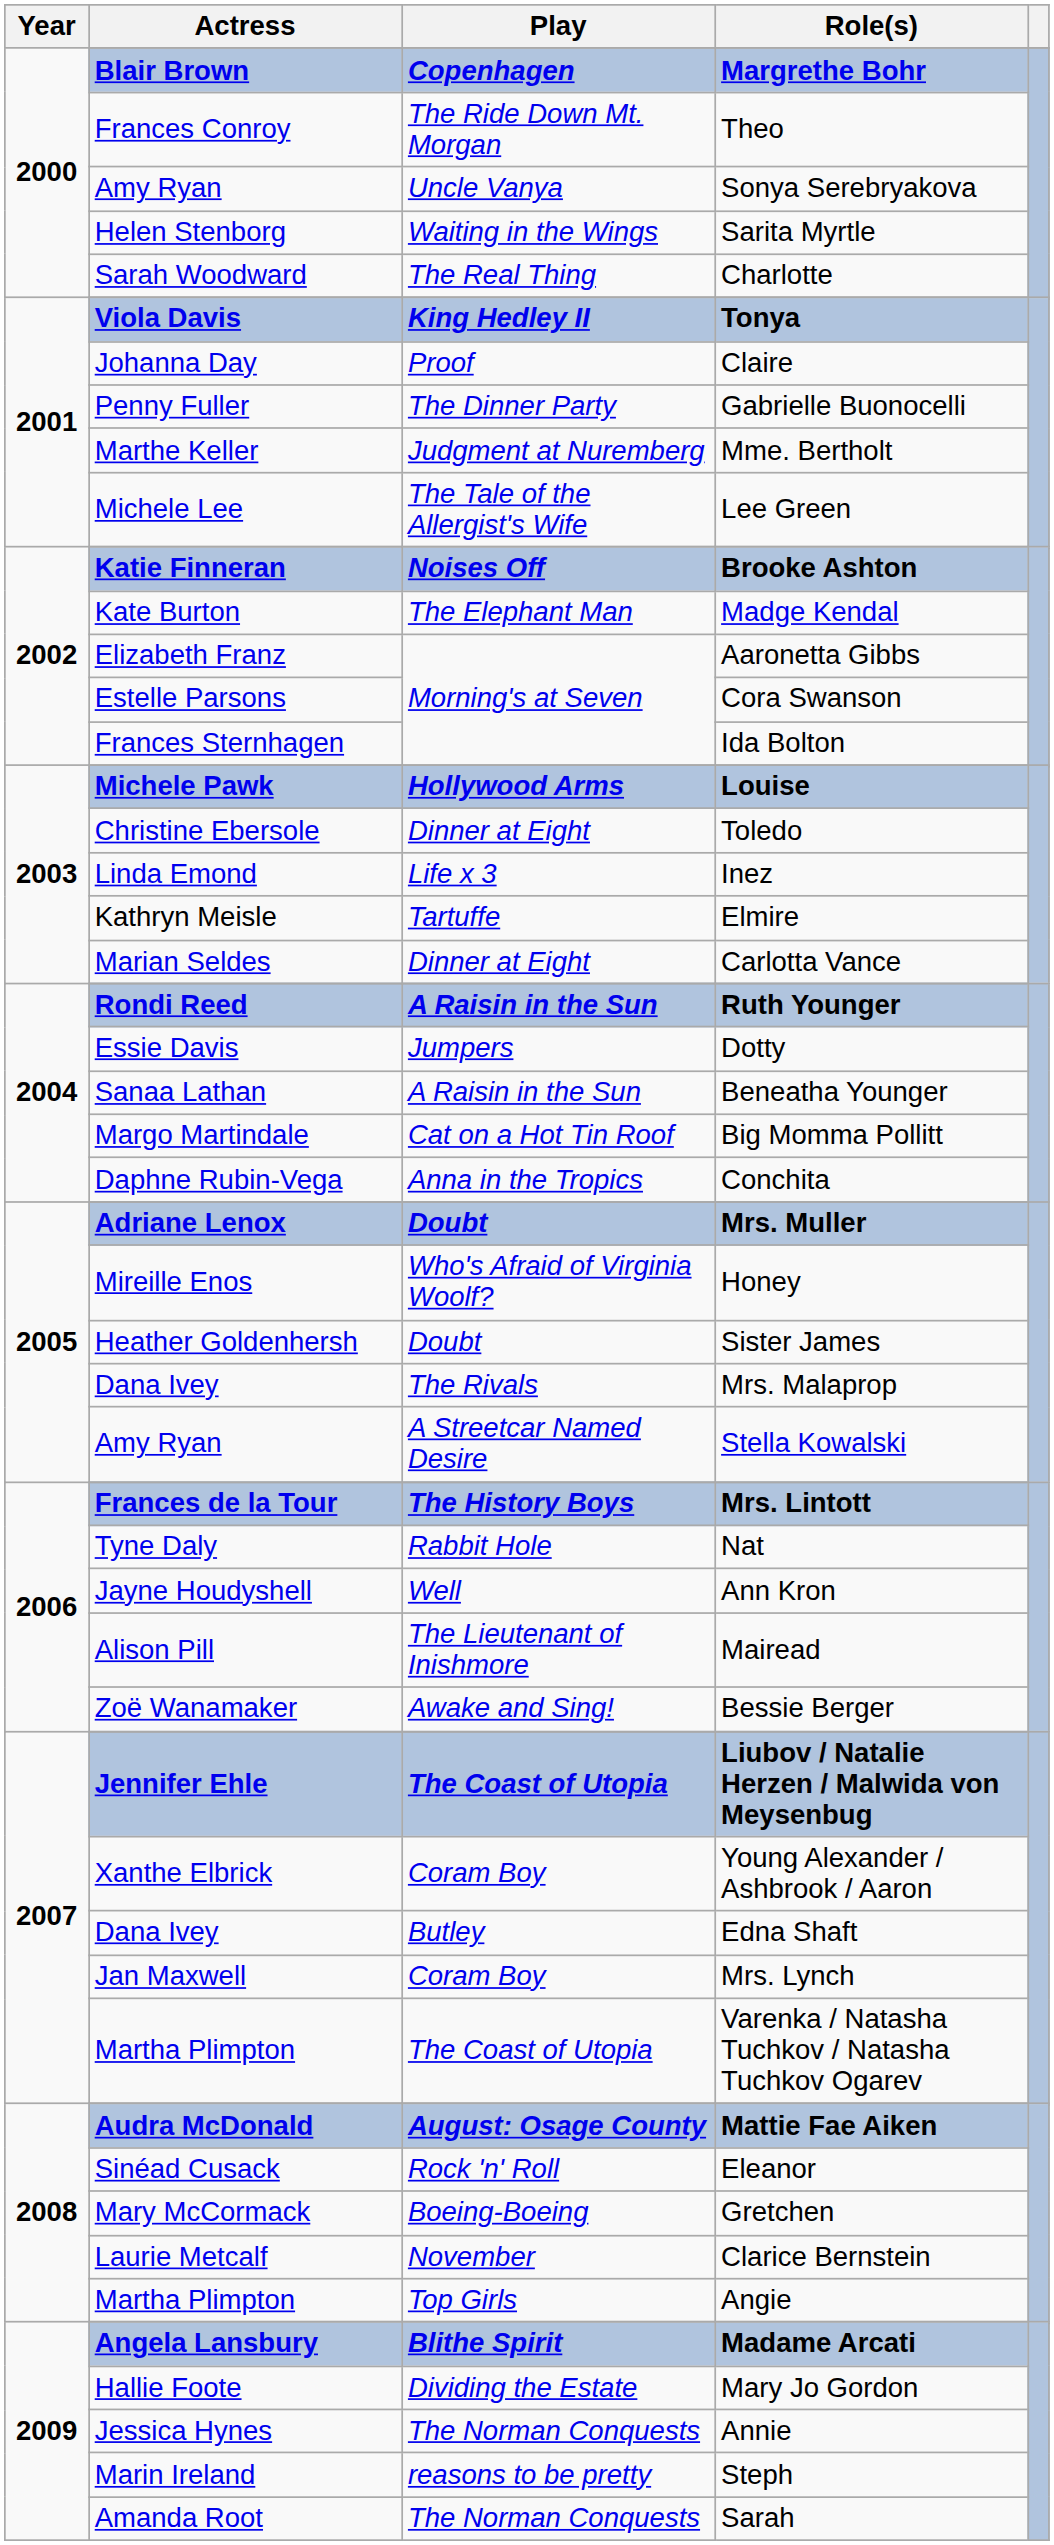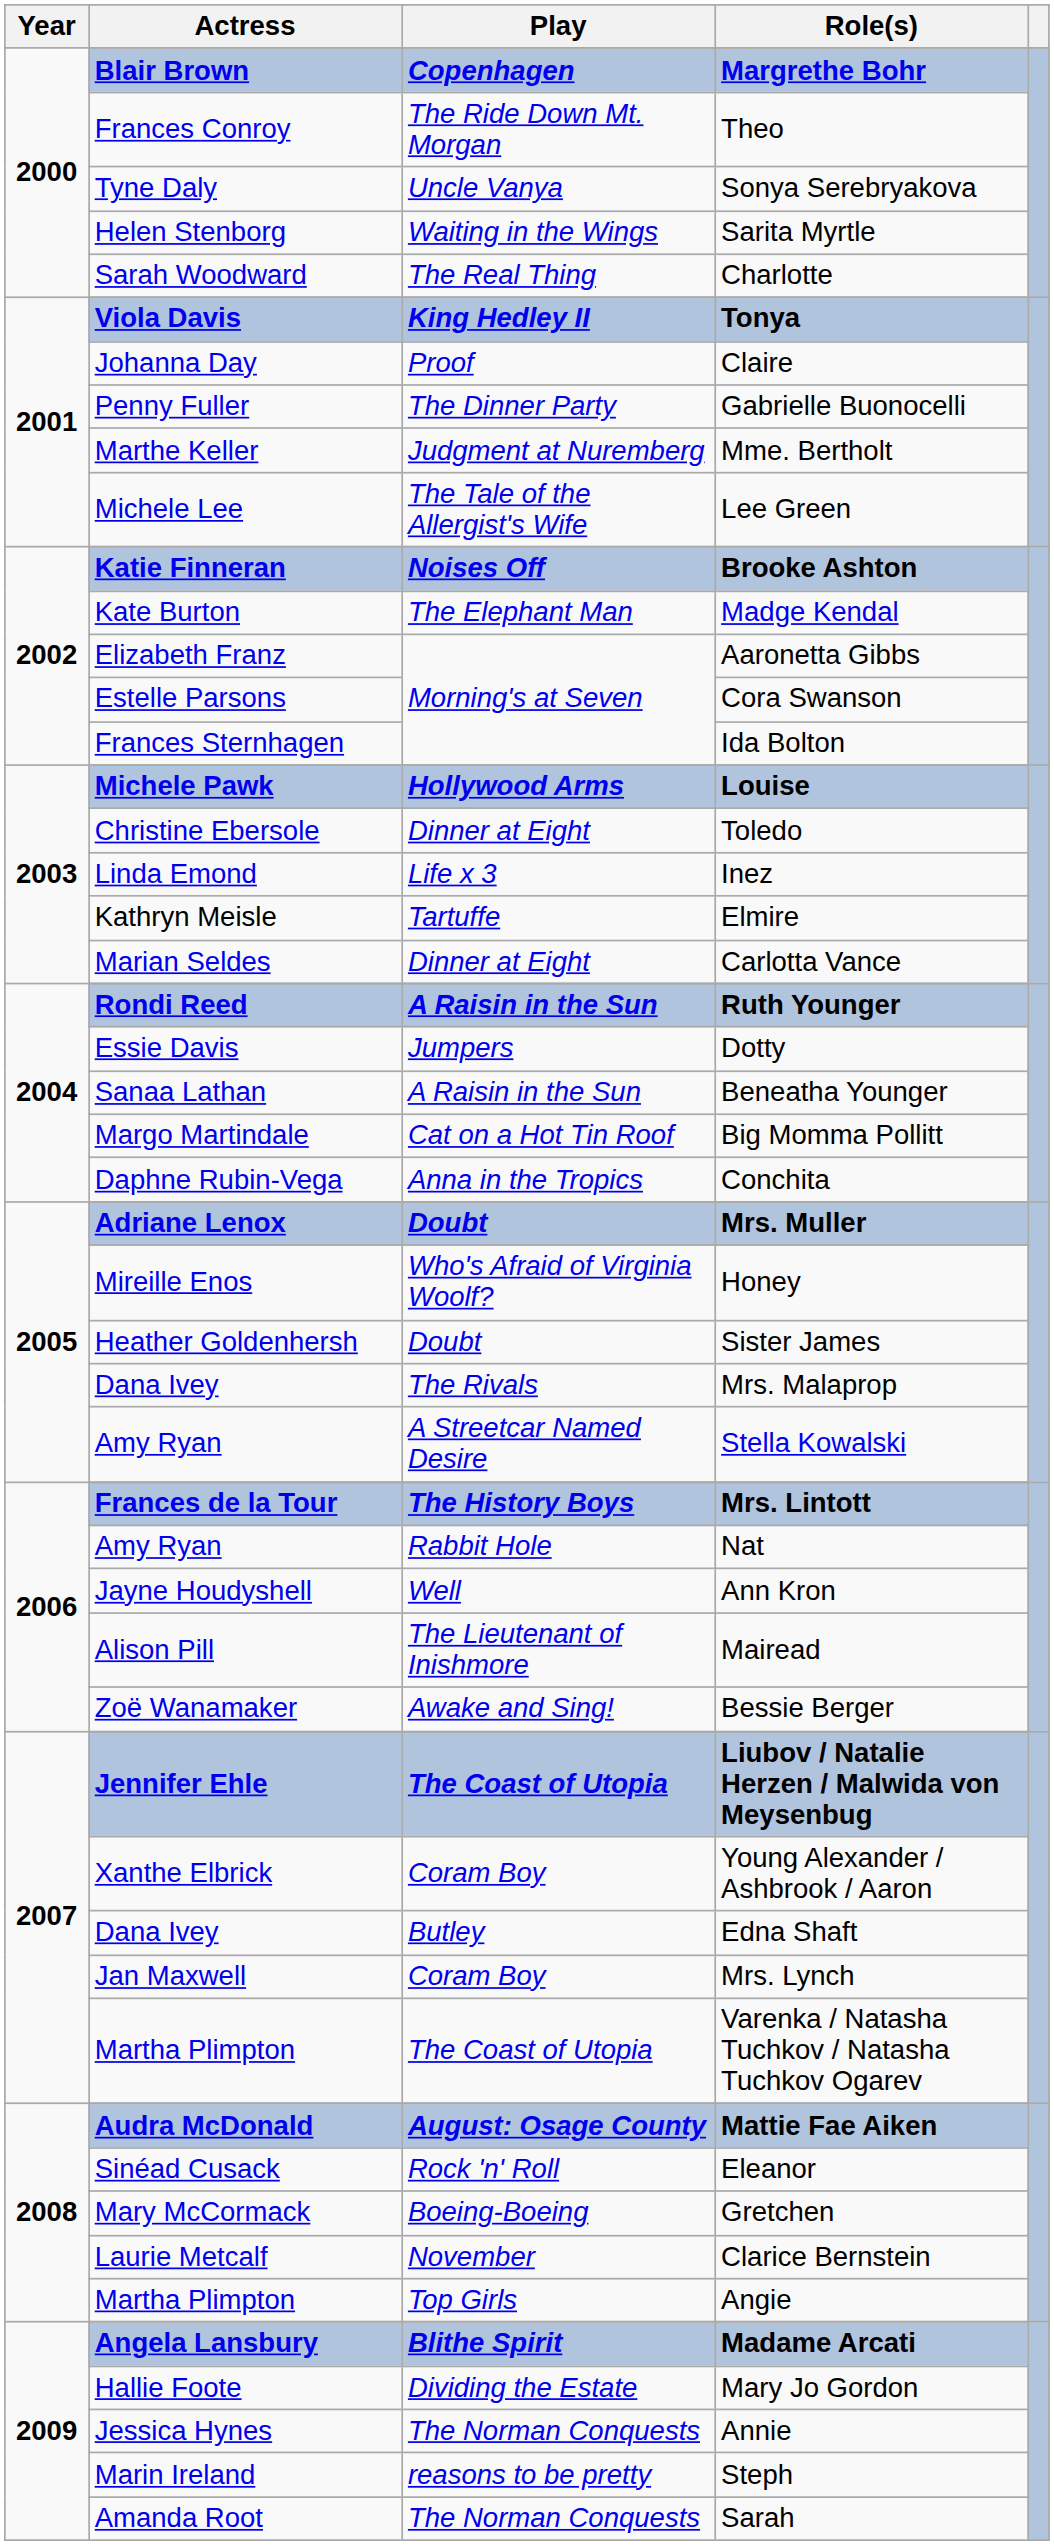(158, 188) Amy Ryan -> (156, 188) Tyne Daly
(156, 1546) Tyne Daly -> (158, 1546) Amy Ryan
